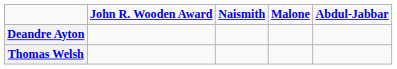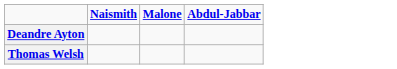- column: (151, 14)
